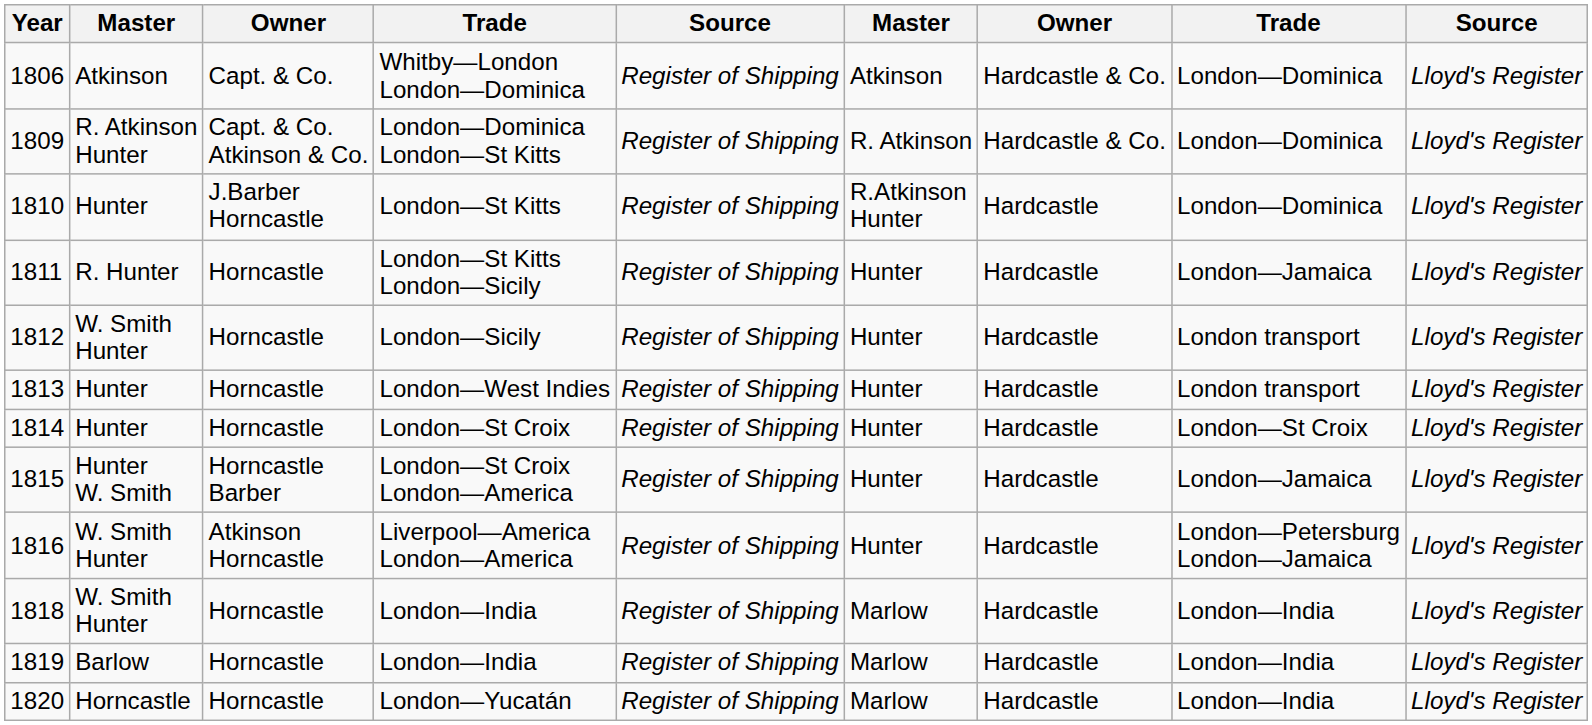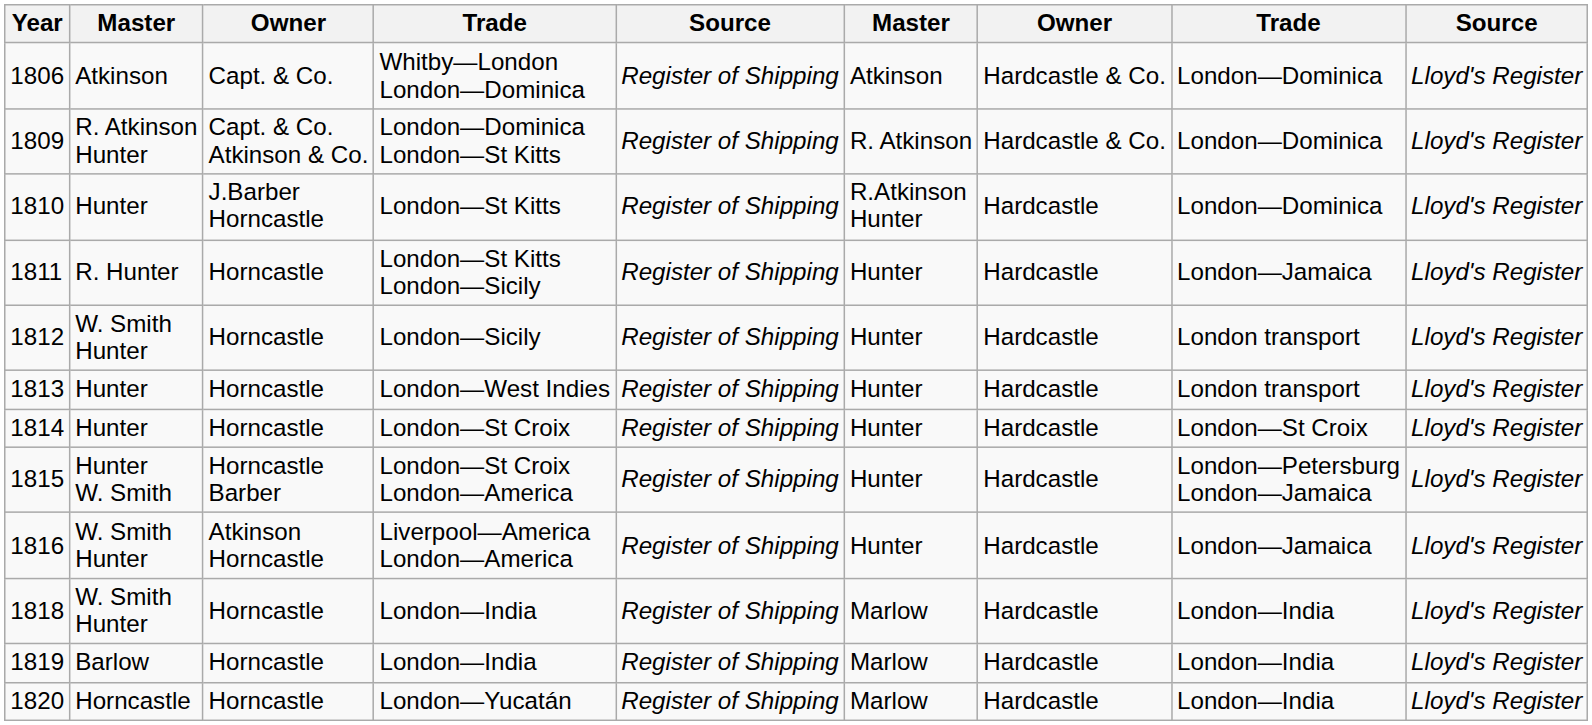(1274, 479) London—Jamaica -> (1288, 479) London—Petersburg London—Jamaica
(1288, 545) London—Petersburg London—Jamaica -> (1274, 545) London—Jamaica
